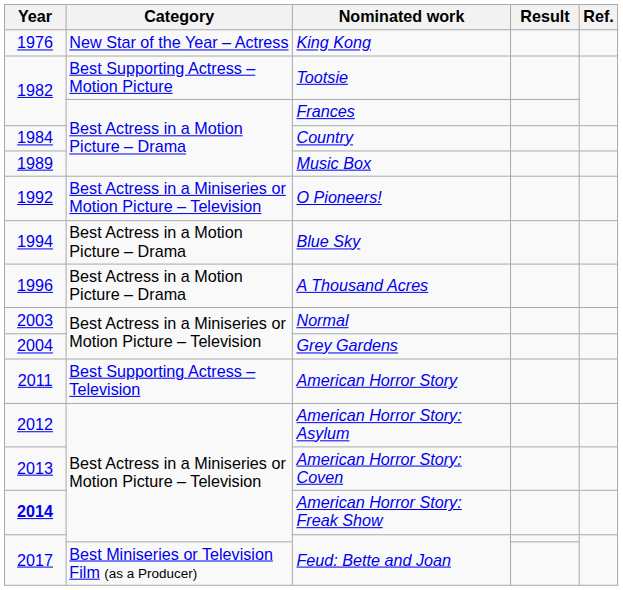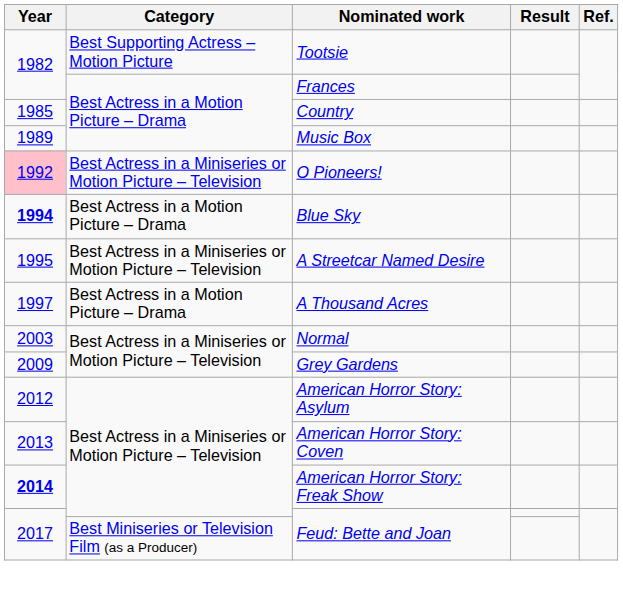- row: (179, 42)
(35, 138) 1984 -> (35, 112) 1985
(35, 198) no background -> (35, 172) pink background
(35, 242) normal -> (35, 216) bold
+ row: (178, 260)
(35, 285) 1996 -> (35, 304) 1997
(35, 346) 2004 -> (35, 364) 2009
- row: (162, 381)
